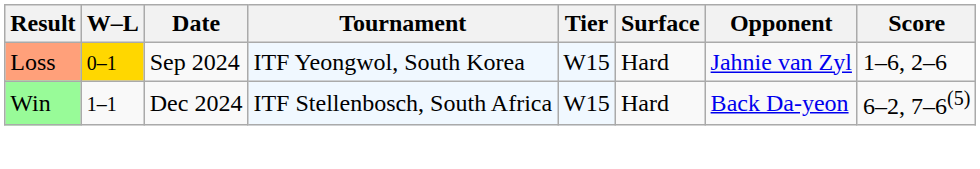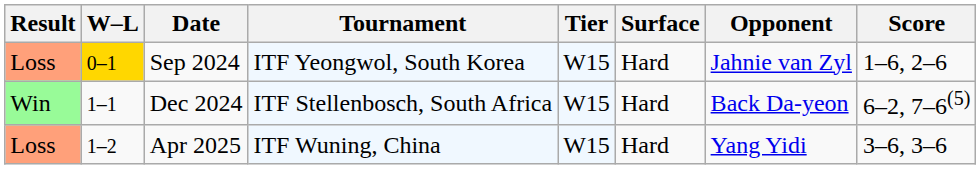+ row: (195, 144)
